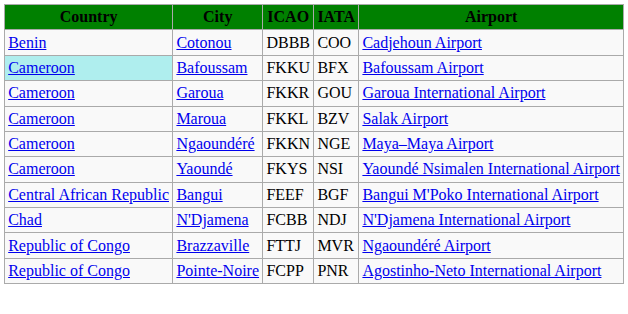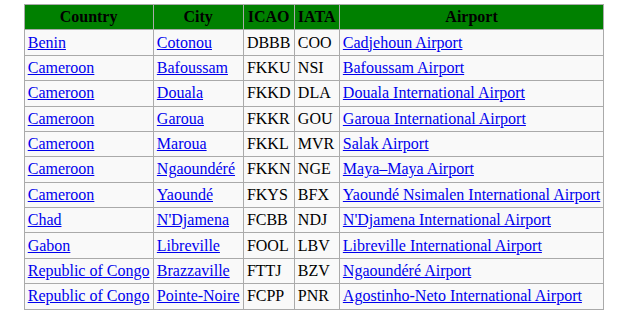(42, 67) paleturquoise background -> (61, 67) no background
(333, 67) BFX -> (311, 67) NSI
+ row: (180, 93)
(333, 118) BZV -> (316, 144) MVR
(330, 169) NSI -> (313, 194) BFX
- row: (200, 194)
+ row: (188, 245)
(336, 245) MVR -> (314, 270) BZV
